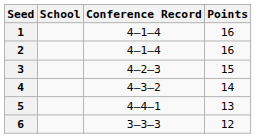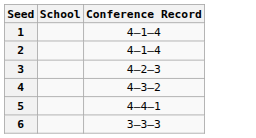- column: (228, 14)
